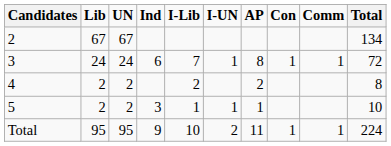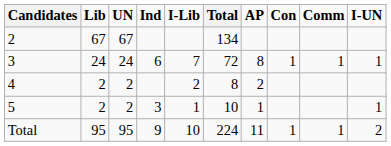columns swapped: (222, 15) <-> (367, 15)
